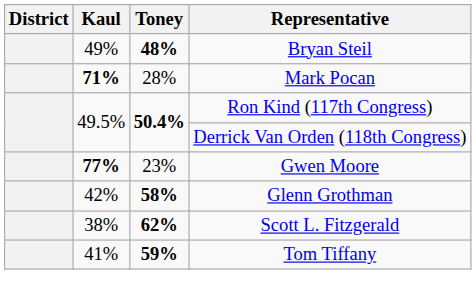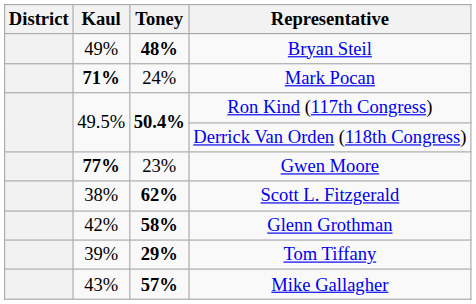(159, 78) 28% -> (159, 78) 24%
rows swapped: (330, 225) <-> (330, 195)
(101, 254) 41% -> (101, 254) 39%
(159, 254) 59% -> (159, 254) 29%
+ row: (330, 284)
